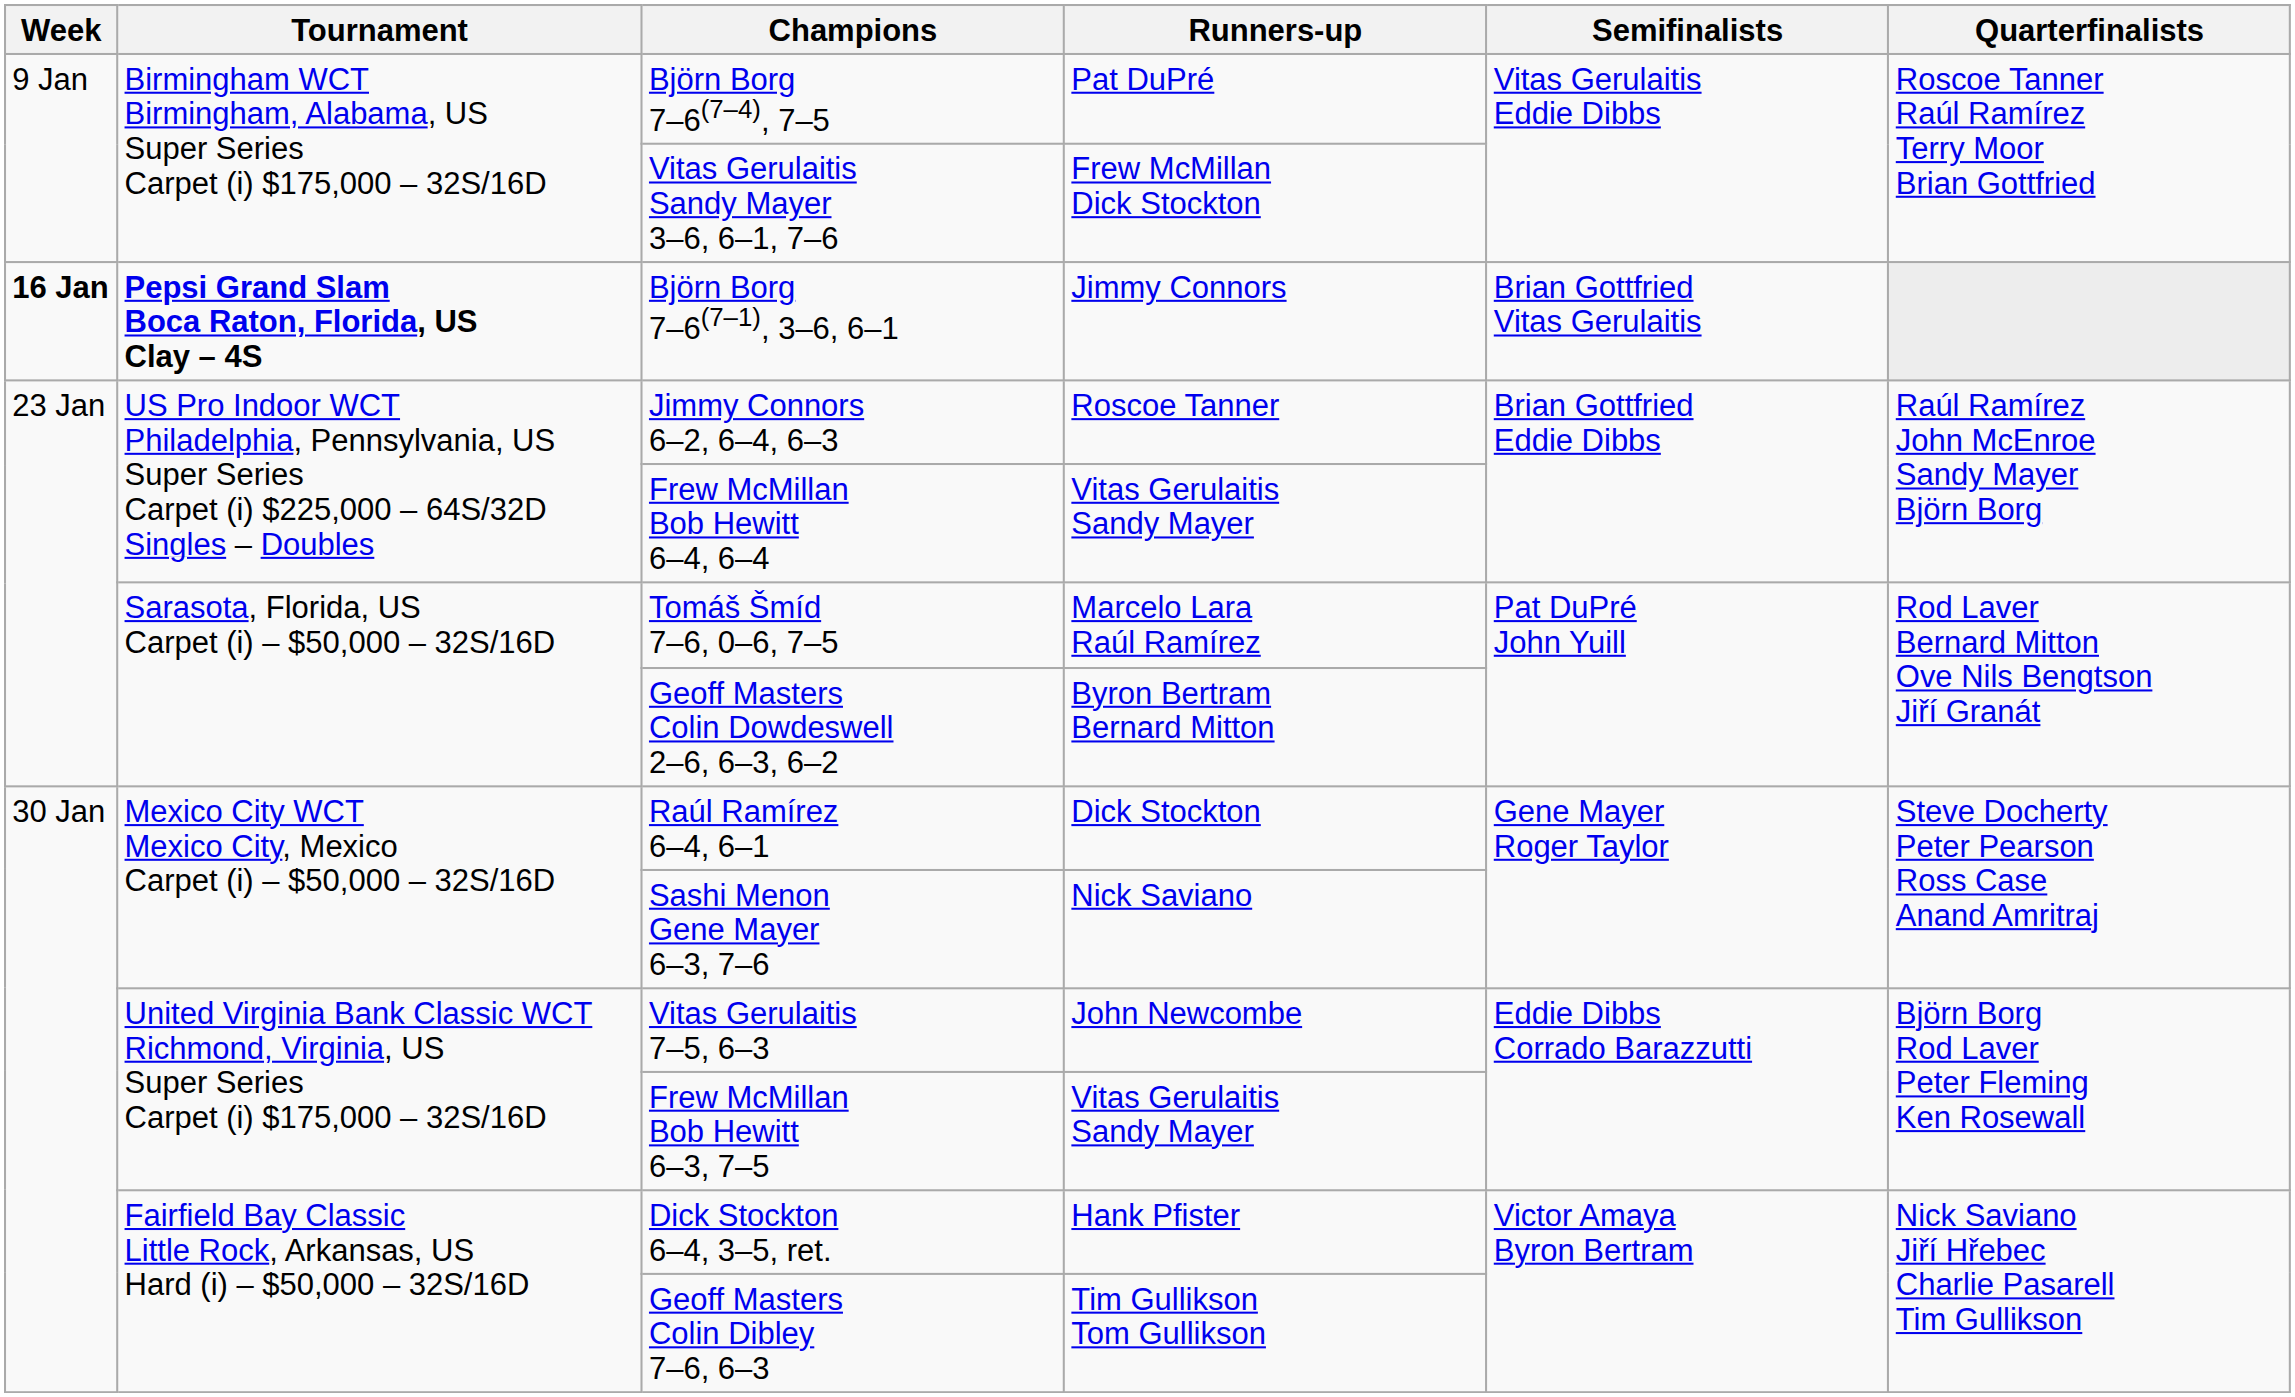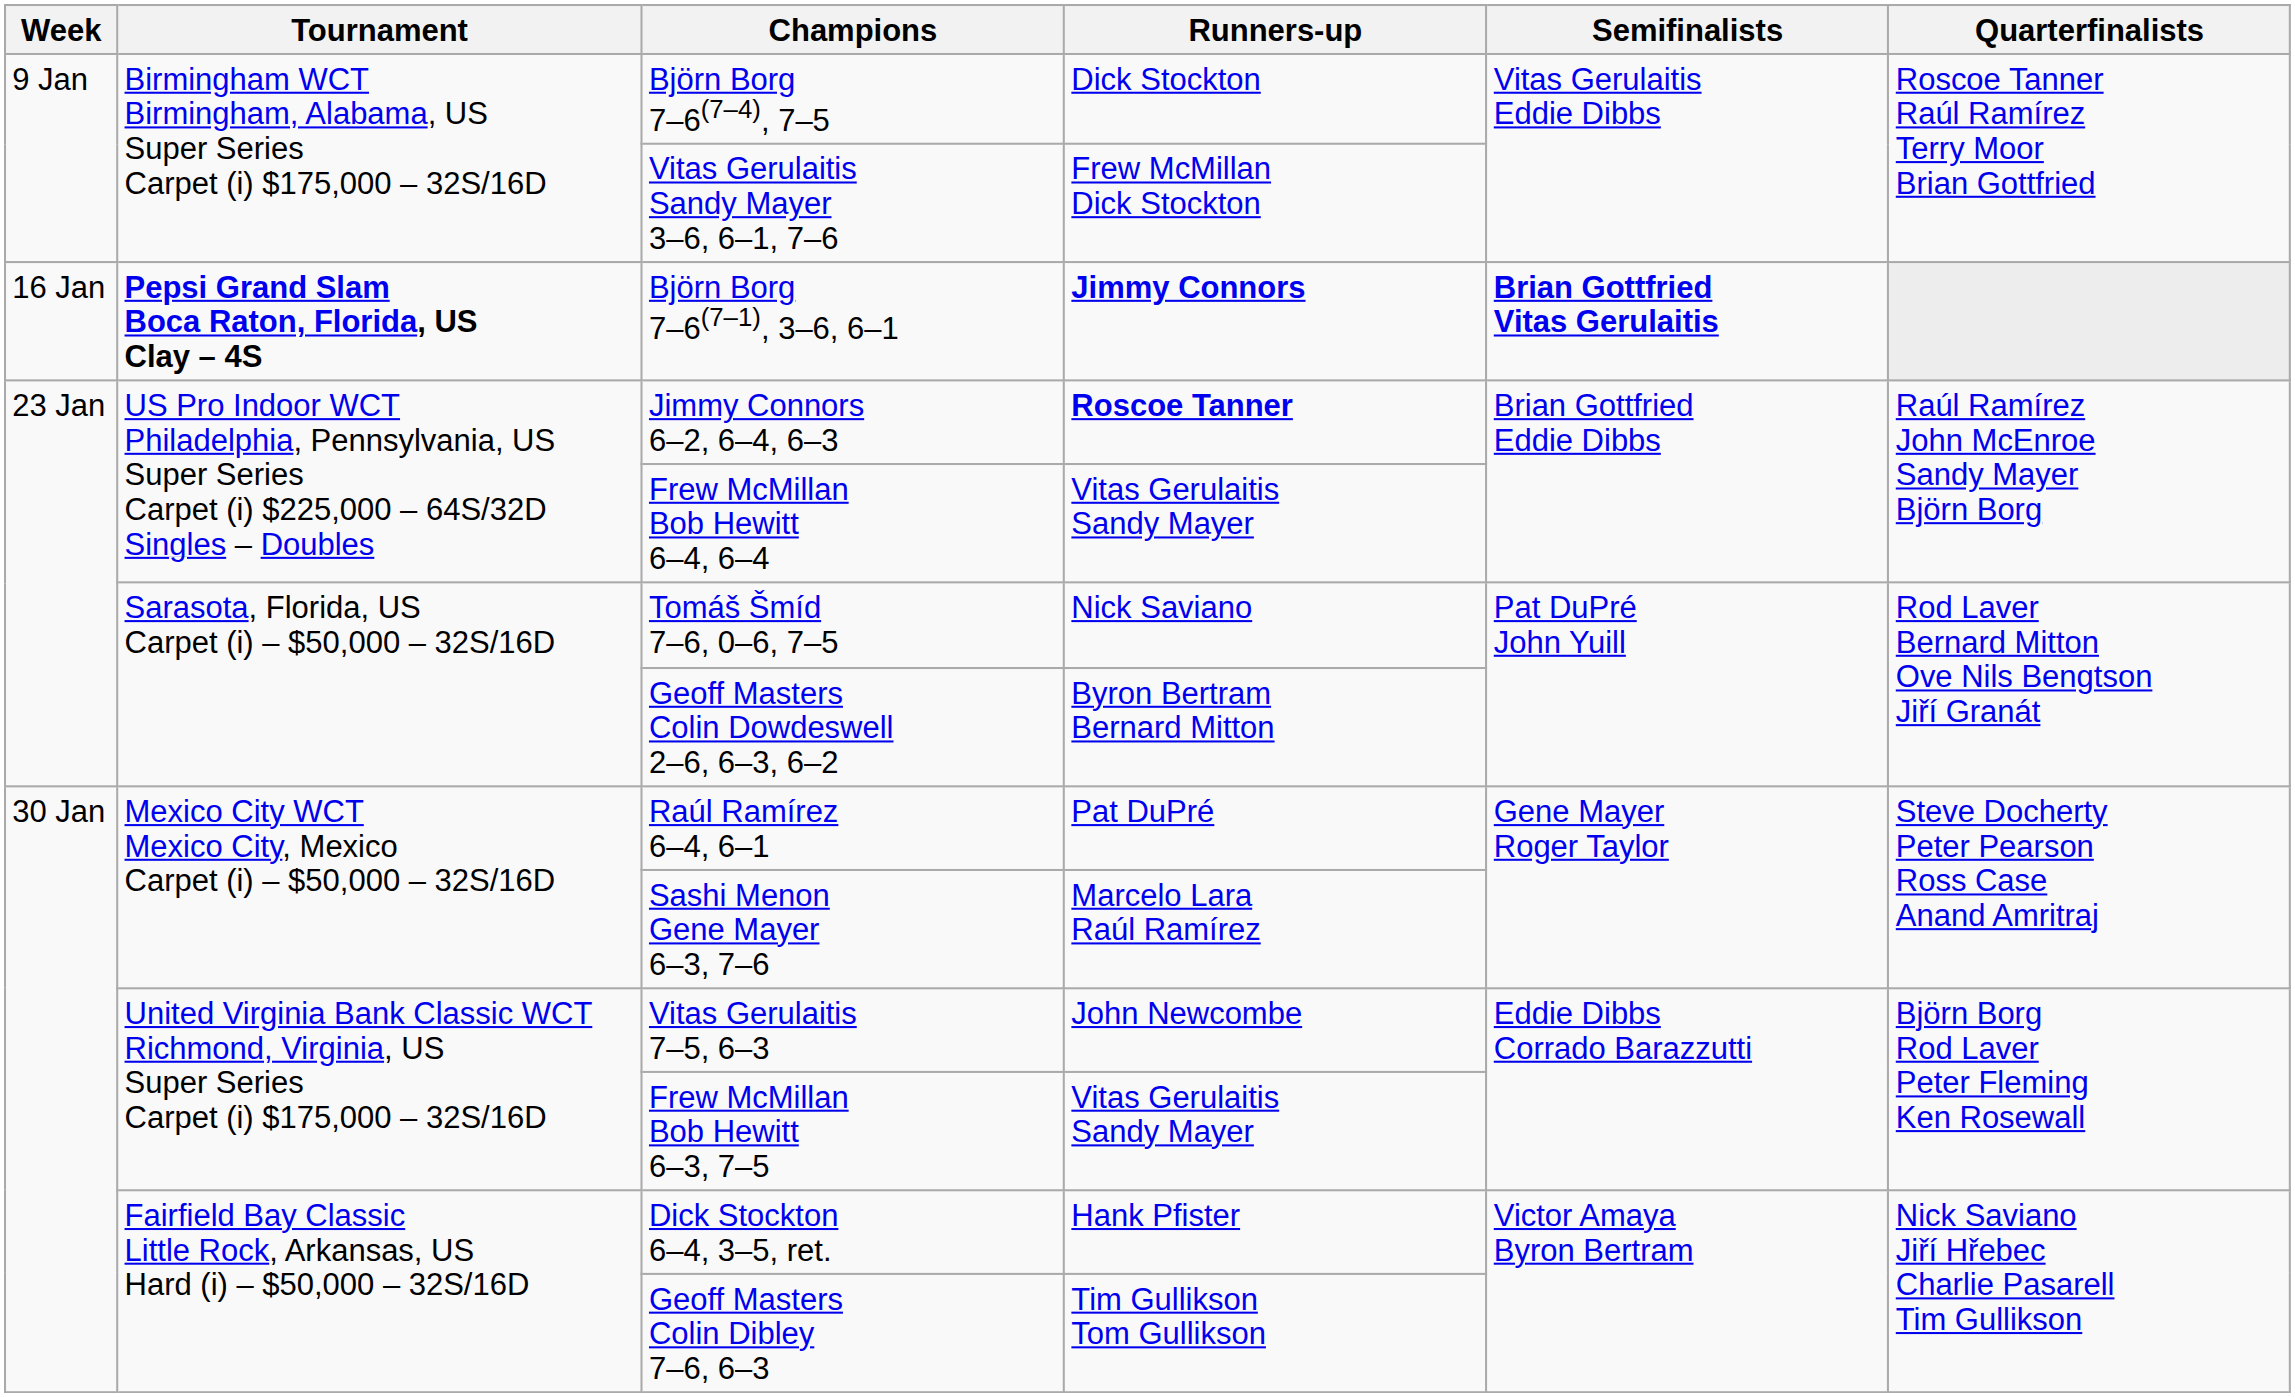(1143, 79) Pat DuPré -> (1166, 79) Dick Stockton
(60, 287) bold -> (59, 287) normal
(1179, 287) normal -> (1188, 287) bold
(1598, 305) normal -> (1606, 305) bold
(1175, 406) normal -> (1182, 406) bold
(1166, 625) Marcelo Lara Raúl Ramírez -> (1162, 608) Nick Saviano
(1166, 810) Dick Stockton -> (1143, 810) Pat DuPré
(1162, 894) Nick Saviano -> (1166, 911) Marcelo Lara Raúl Ramírez
